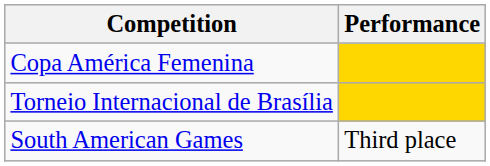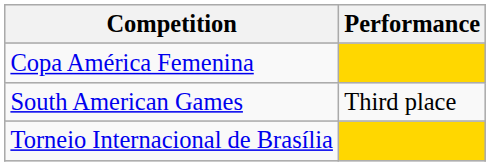rows swapped: (127, 140) <-> (172, 101)
